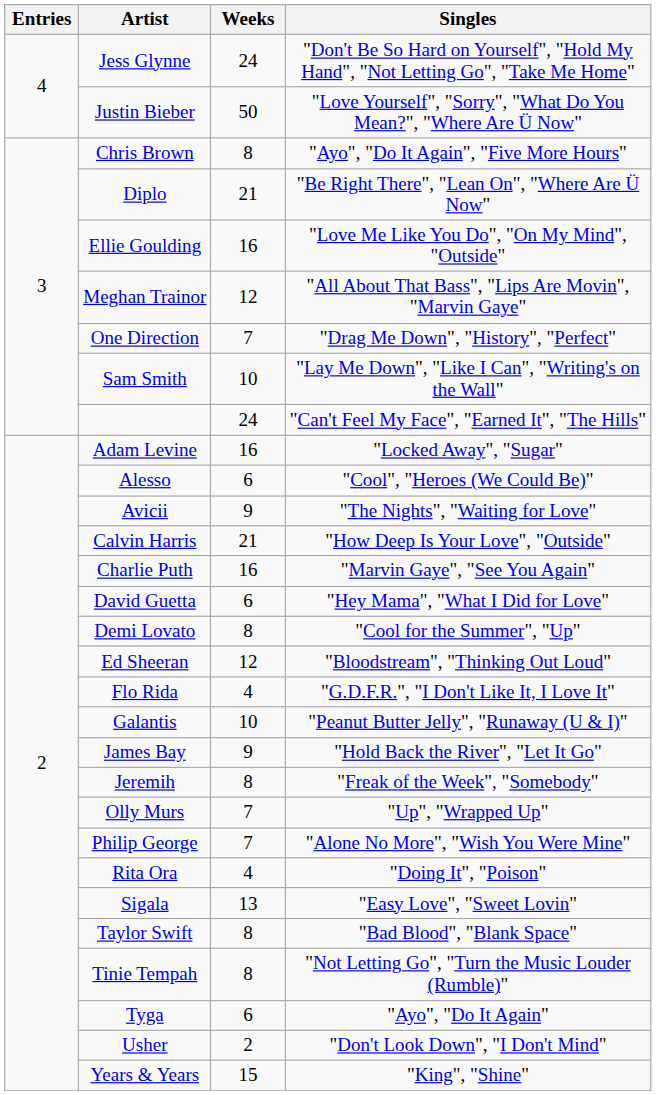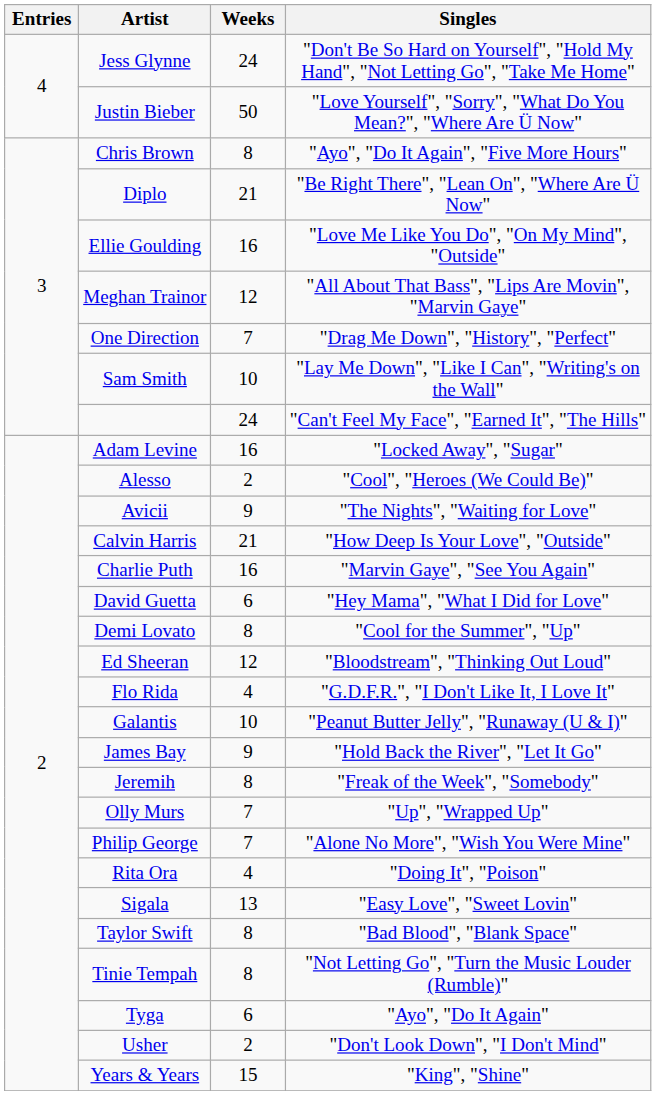(248, 480) 6 -> (248, 480) 2
